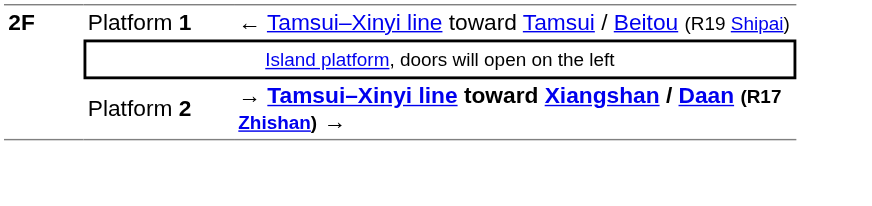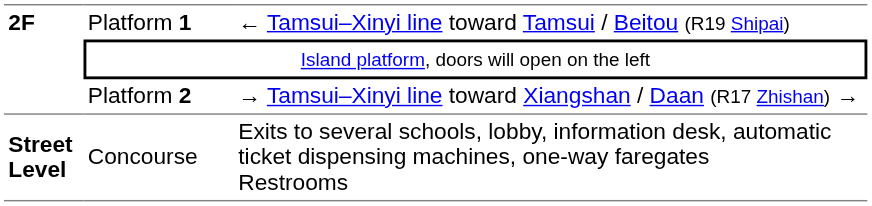(510, 108) bold -> (549, 96) normal
+ row: (143, 157)
